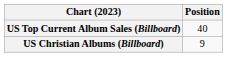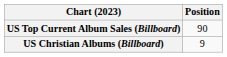(202, 28) 40 -> (202, 28) 90
